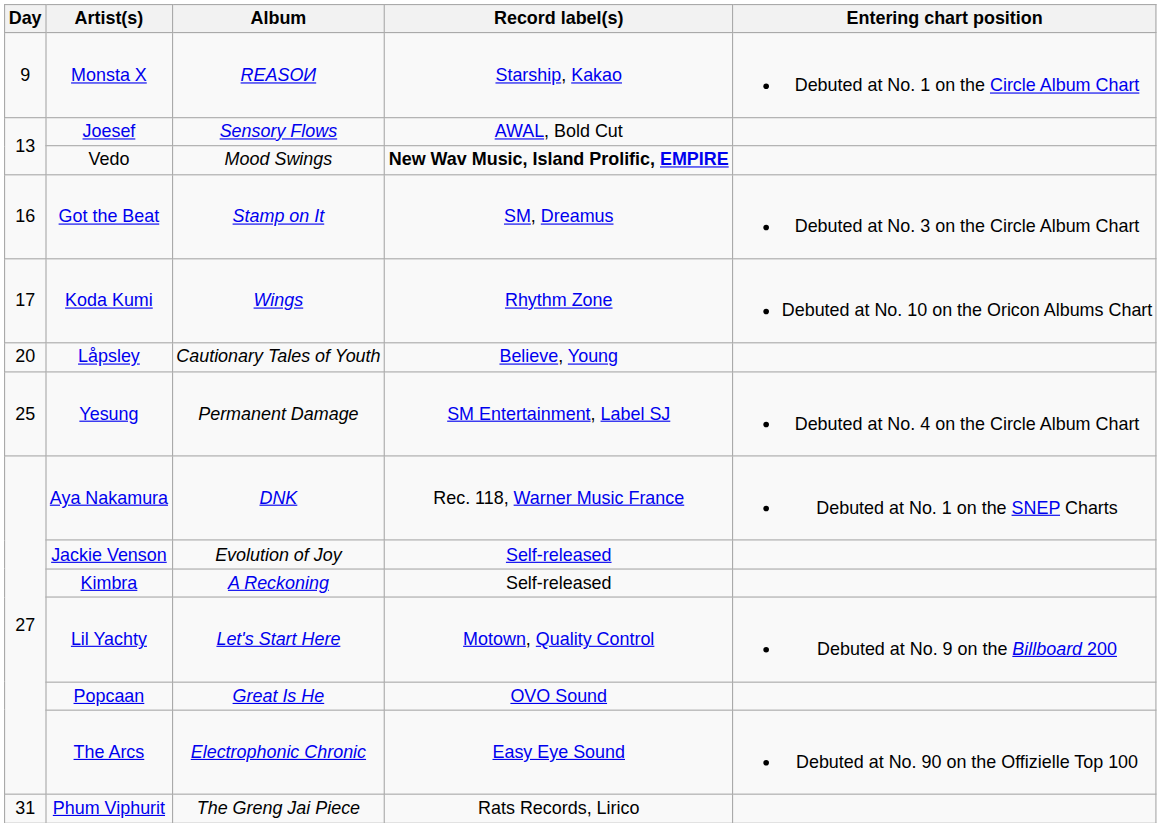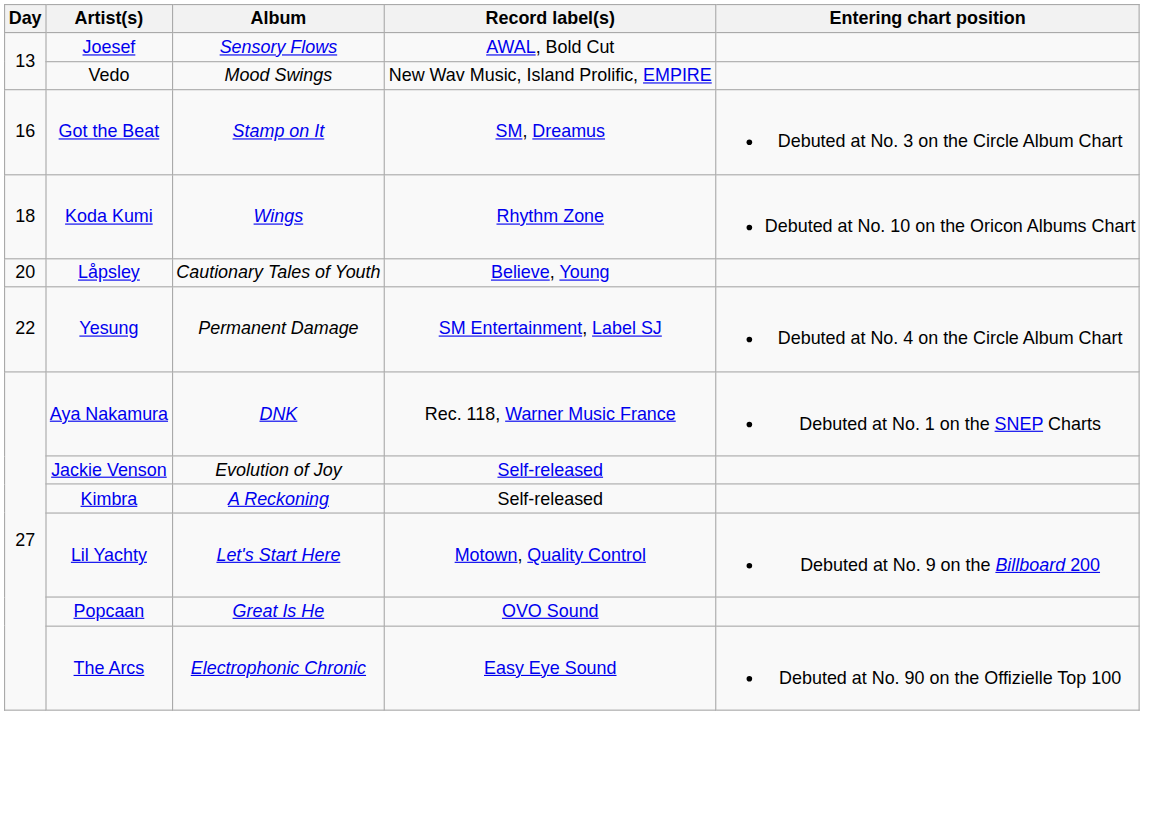- row: (109, 75)
(559, 159) bold -> (550, 75) normal
(25, 300) 17 -> (25, 216) 18
(25, 413) 25 -> (25, 329) 22
- row: (109, 808)
